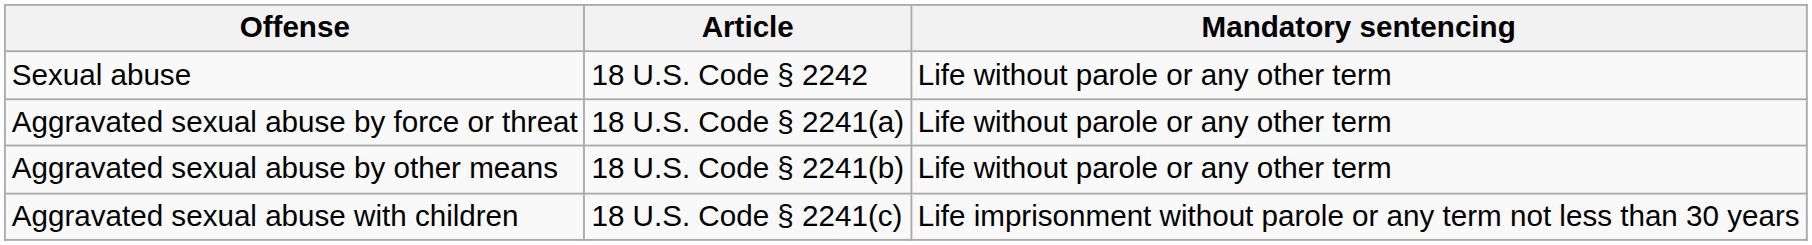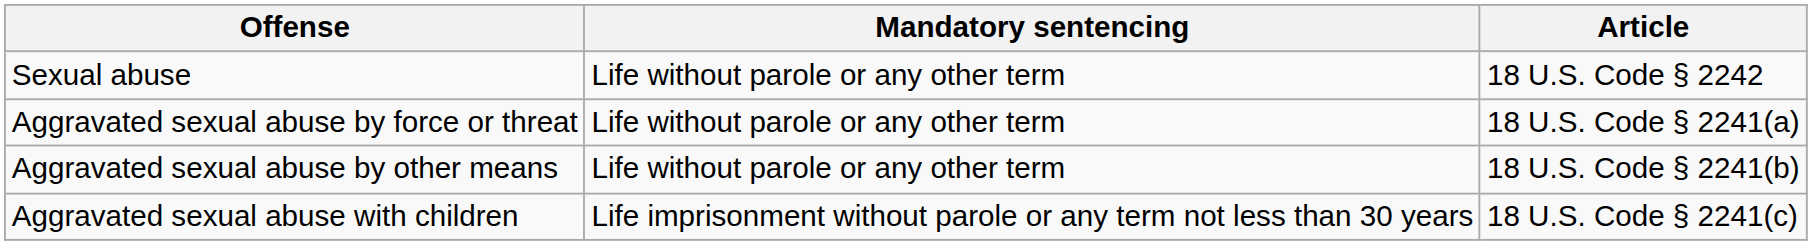columns swapped: (748, 27) <-> (1359, 27)
